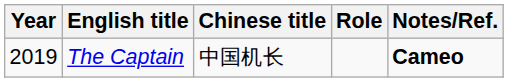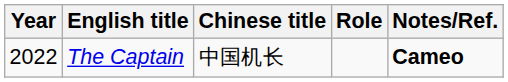(33, 57) 2019 -> (33, 57) 2022
